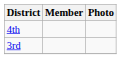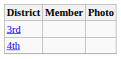rows swapped: (14, 45) <-> (13, 29)
